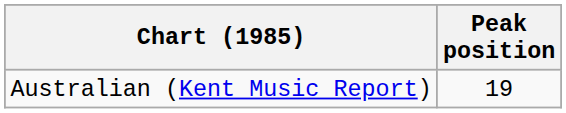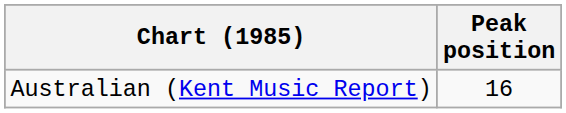(499, 89) 19 -> (499, 89) 16
